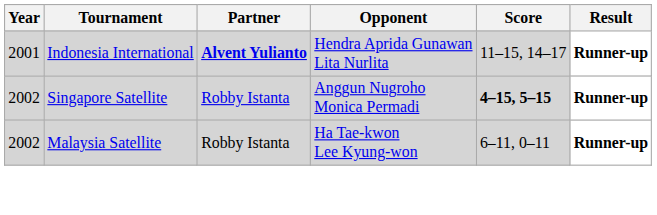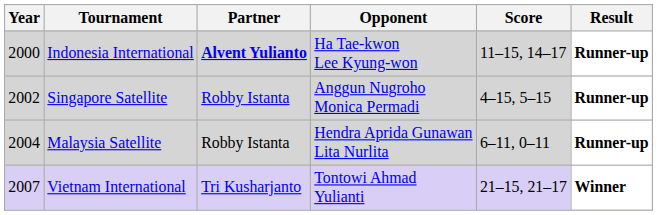(24, 53) 2001 -> (24, 53) 2000
(393, 53) Hendra Aprida Gunawan Lita Nurlita -> (366, 53) Ha Tae-kwon Lee Kyung-won
(516, 98) bold -> (516, 98) normal
(24, 143) 2002 -> (24, 143) 2004
(366, 143) Ha Tae-kwon Lee Kyung-won -> (393, 143) Hendra Aprida Gunawan Lita Nurlita
+ row: (117, 187)
